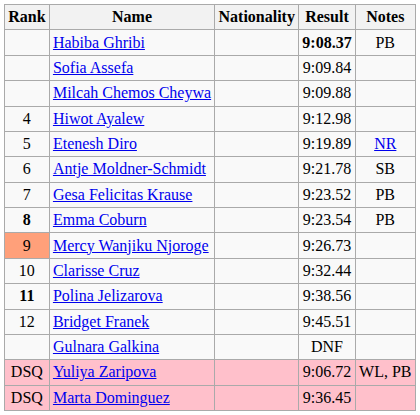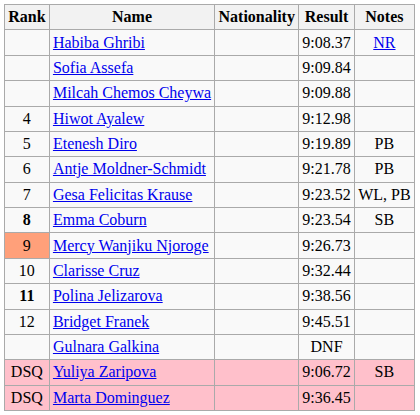(327, 42) bold -> (327, 42) normal
(385, 42) PB -> (384, 42) NR
(385, 144) NR -> (384, 144) PB
(385, 169) SB -> (384, 169) PB
(385, 194) PB -> (384, 194) WL, PB
(385, 220) PB -> (384, 220) SB
(385, 372) WL, PB -> (384, 372) SB
